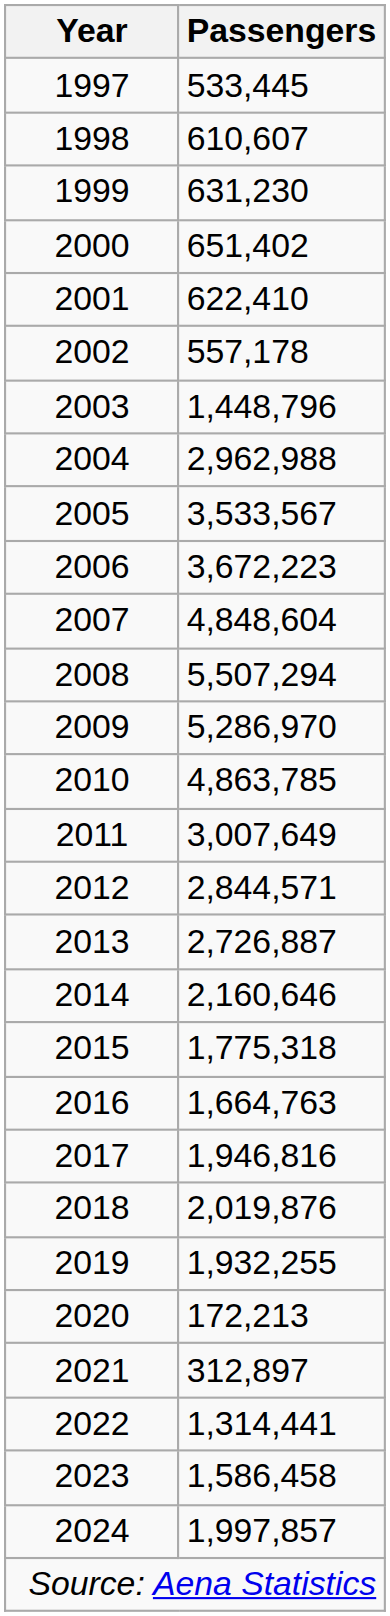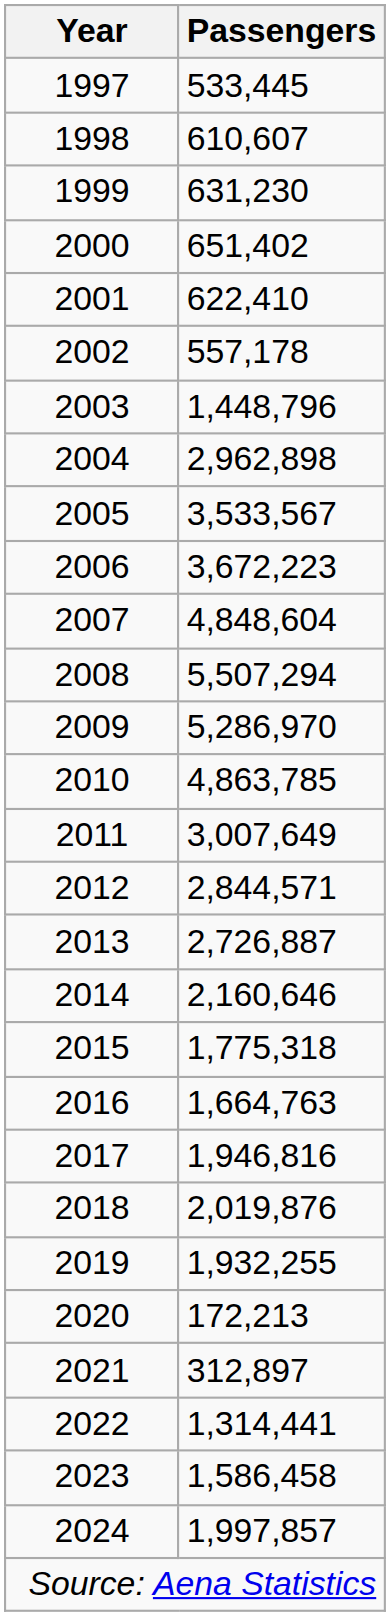(262, 459) 2,962,988 -> (262, 459) 2,962,898
